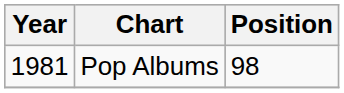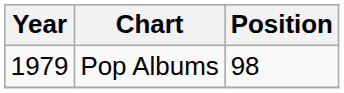(40, 66) 1981 -> (40, 66) 1979
